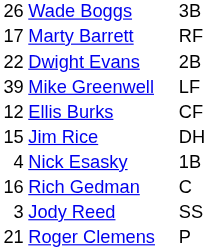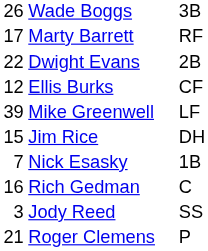rows swapped: (101, 86) <-> (71, 111)
(14, 162) 4 -> (14, 162) 7
